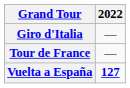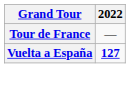- row: (50, 33)
